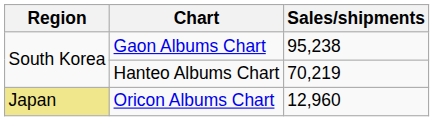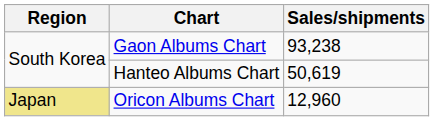(314, 45) 95,238 -> (314, 45) 93,238
(314, 73) 70,219 -> (314, 73) 50,619
